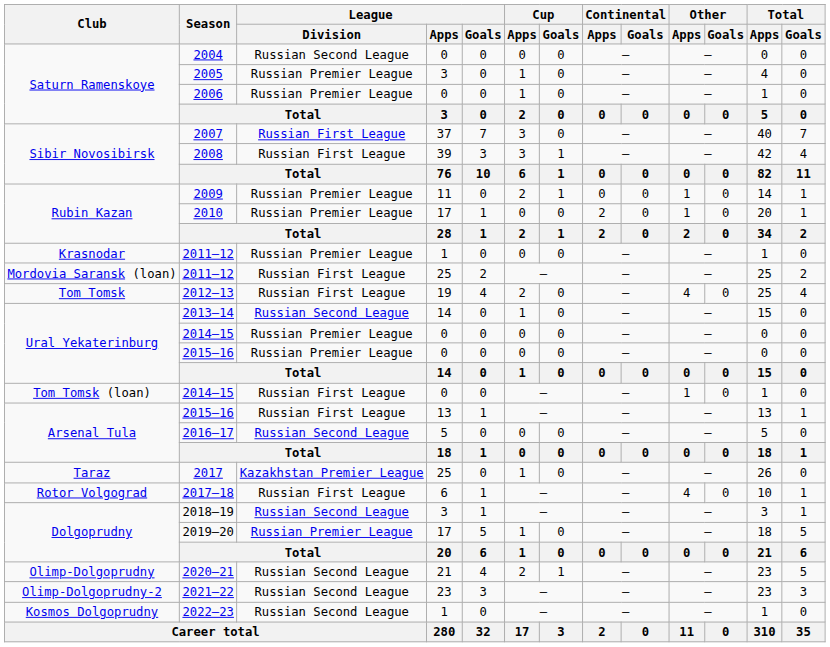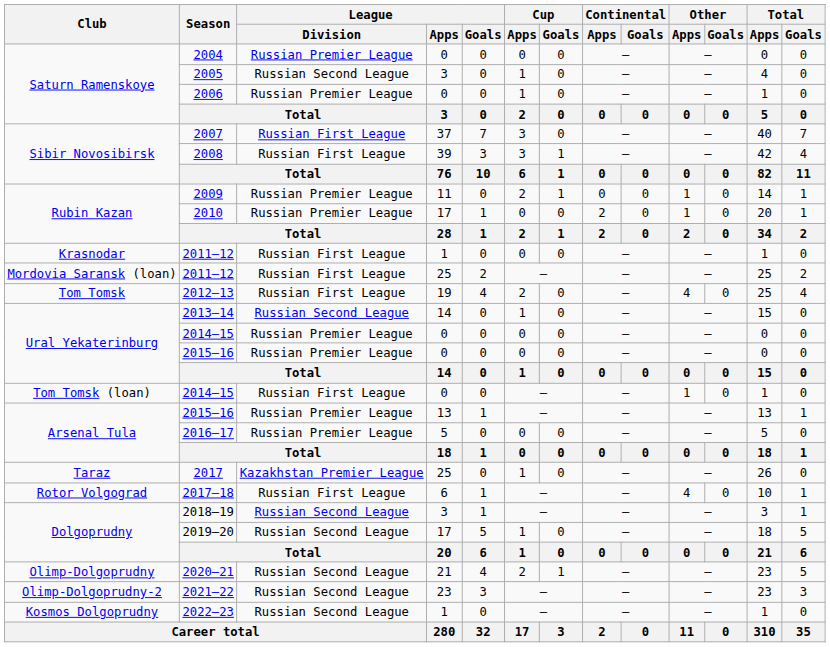(332, 54) Russian Second League -> (332, 54) Russian Premier League
(332, 74) Russian Premier League -> (332, 74) Russian Second League
(332, 253) Russian Premier League -> (332, 253) Russian First League
(332, 413) Russian First League -> (332, 413) Russian Premier League
(332, 433) Russian Second League -> (332, 433) Russian Premier League
(332, 532) Russian Premier League -> (332, 532) Russian Second League
